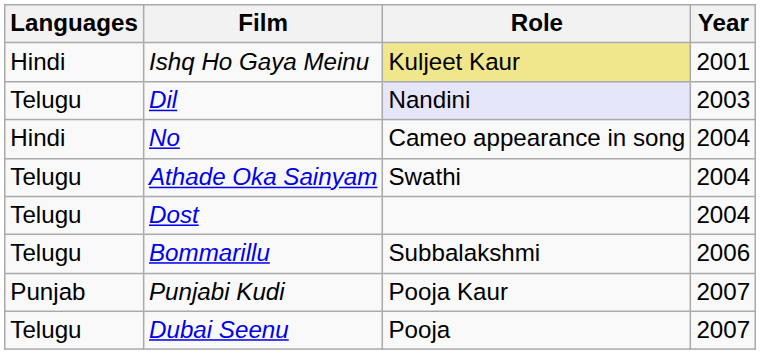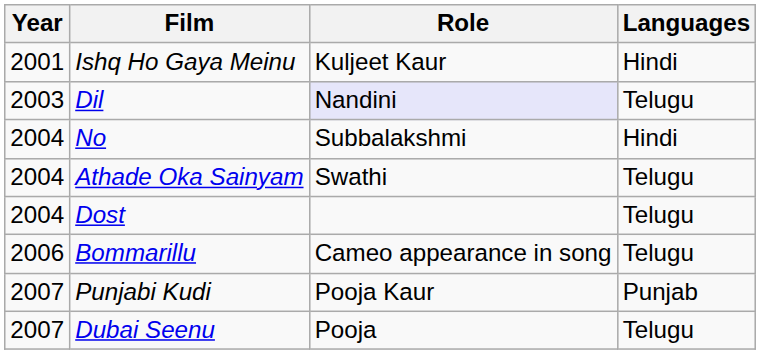columns swapped: (723, 23) <-> (74, 23)
(454, 61) khaki background -> (380, 61) no background
(537, 138) Cameo appearance in song -> (391, 138) Subbalakshmi
(464, 253) Subbalakshmi -> (463, 253) Cameo appearance in song
